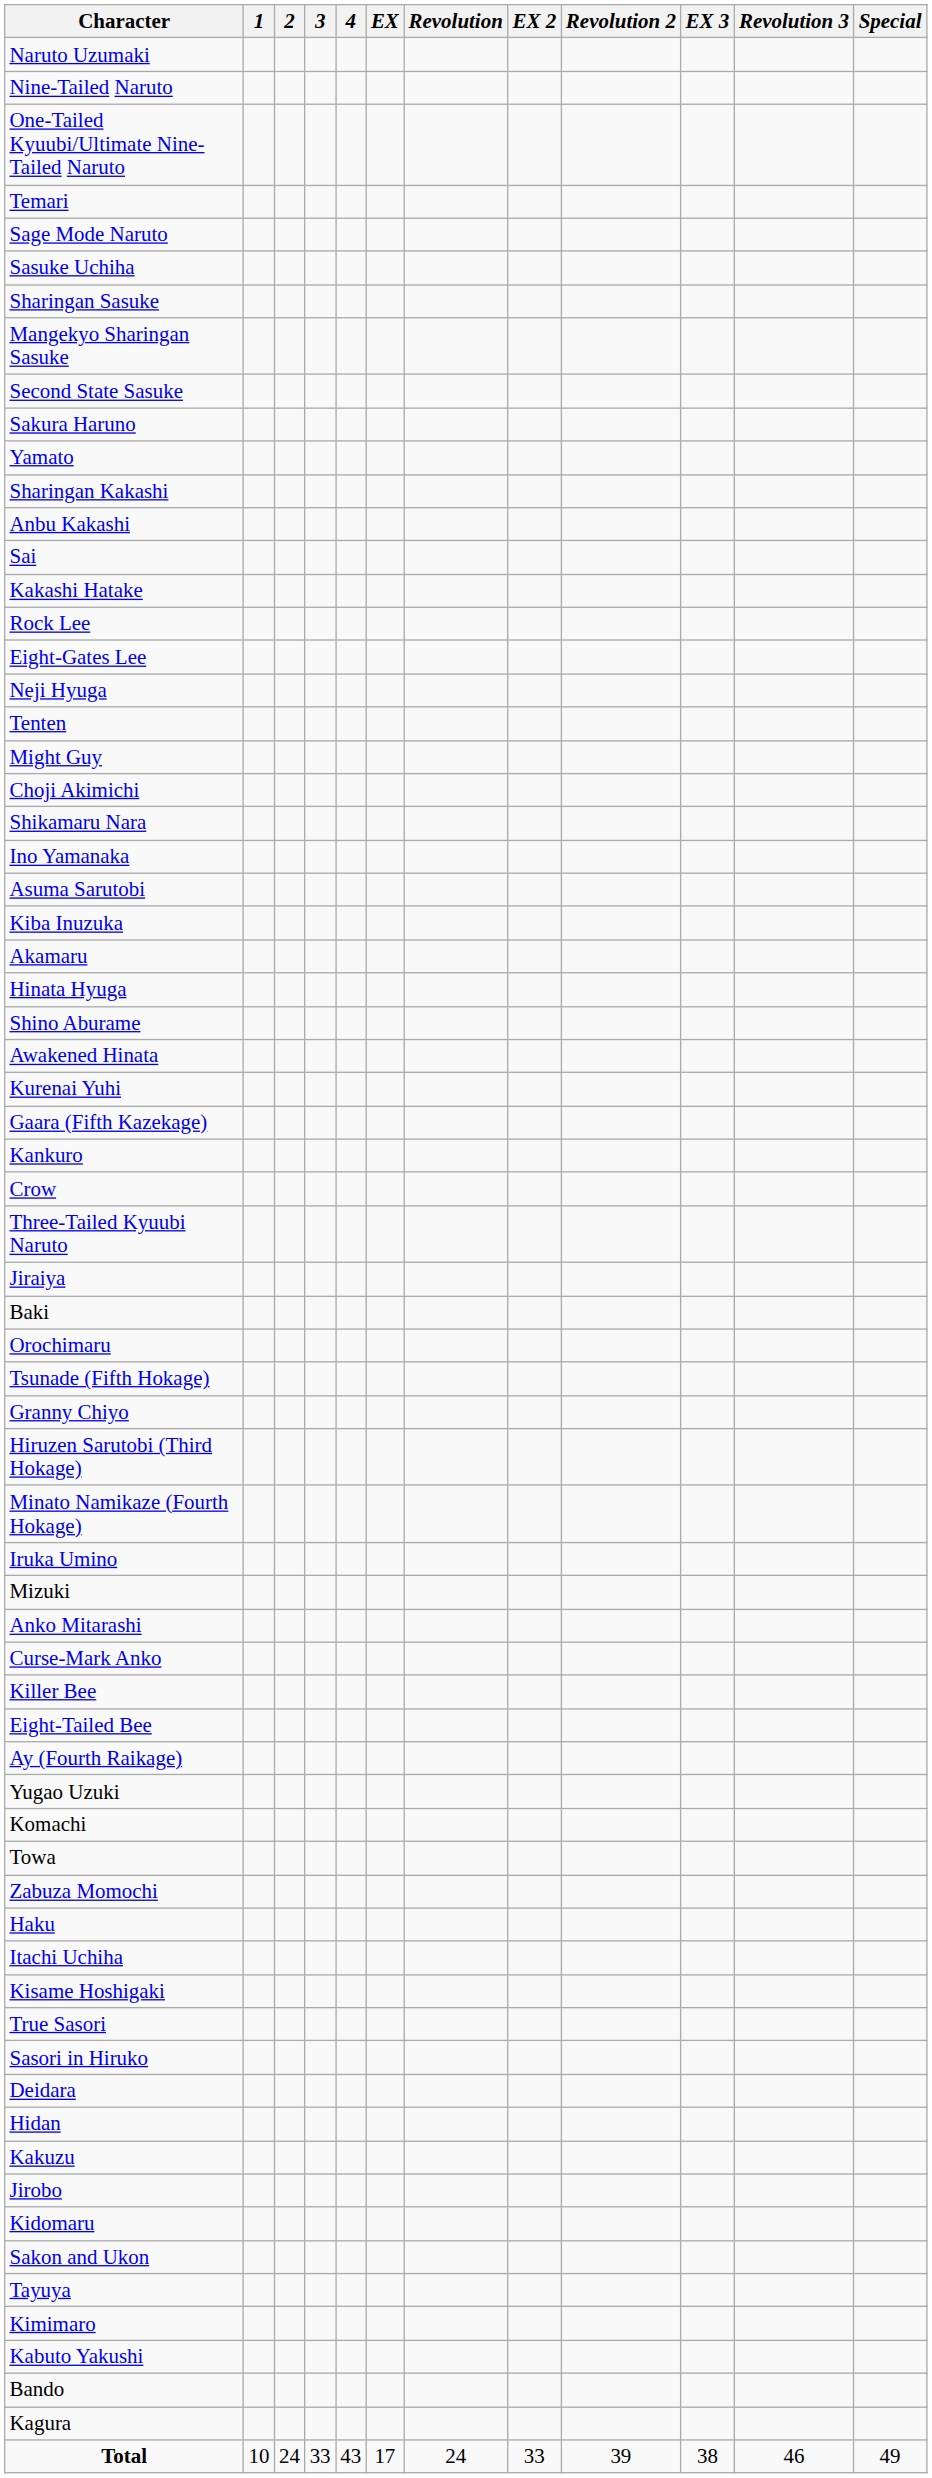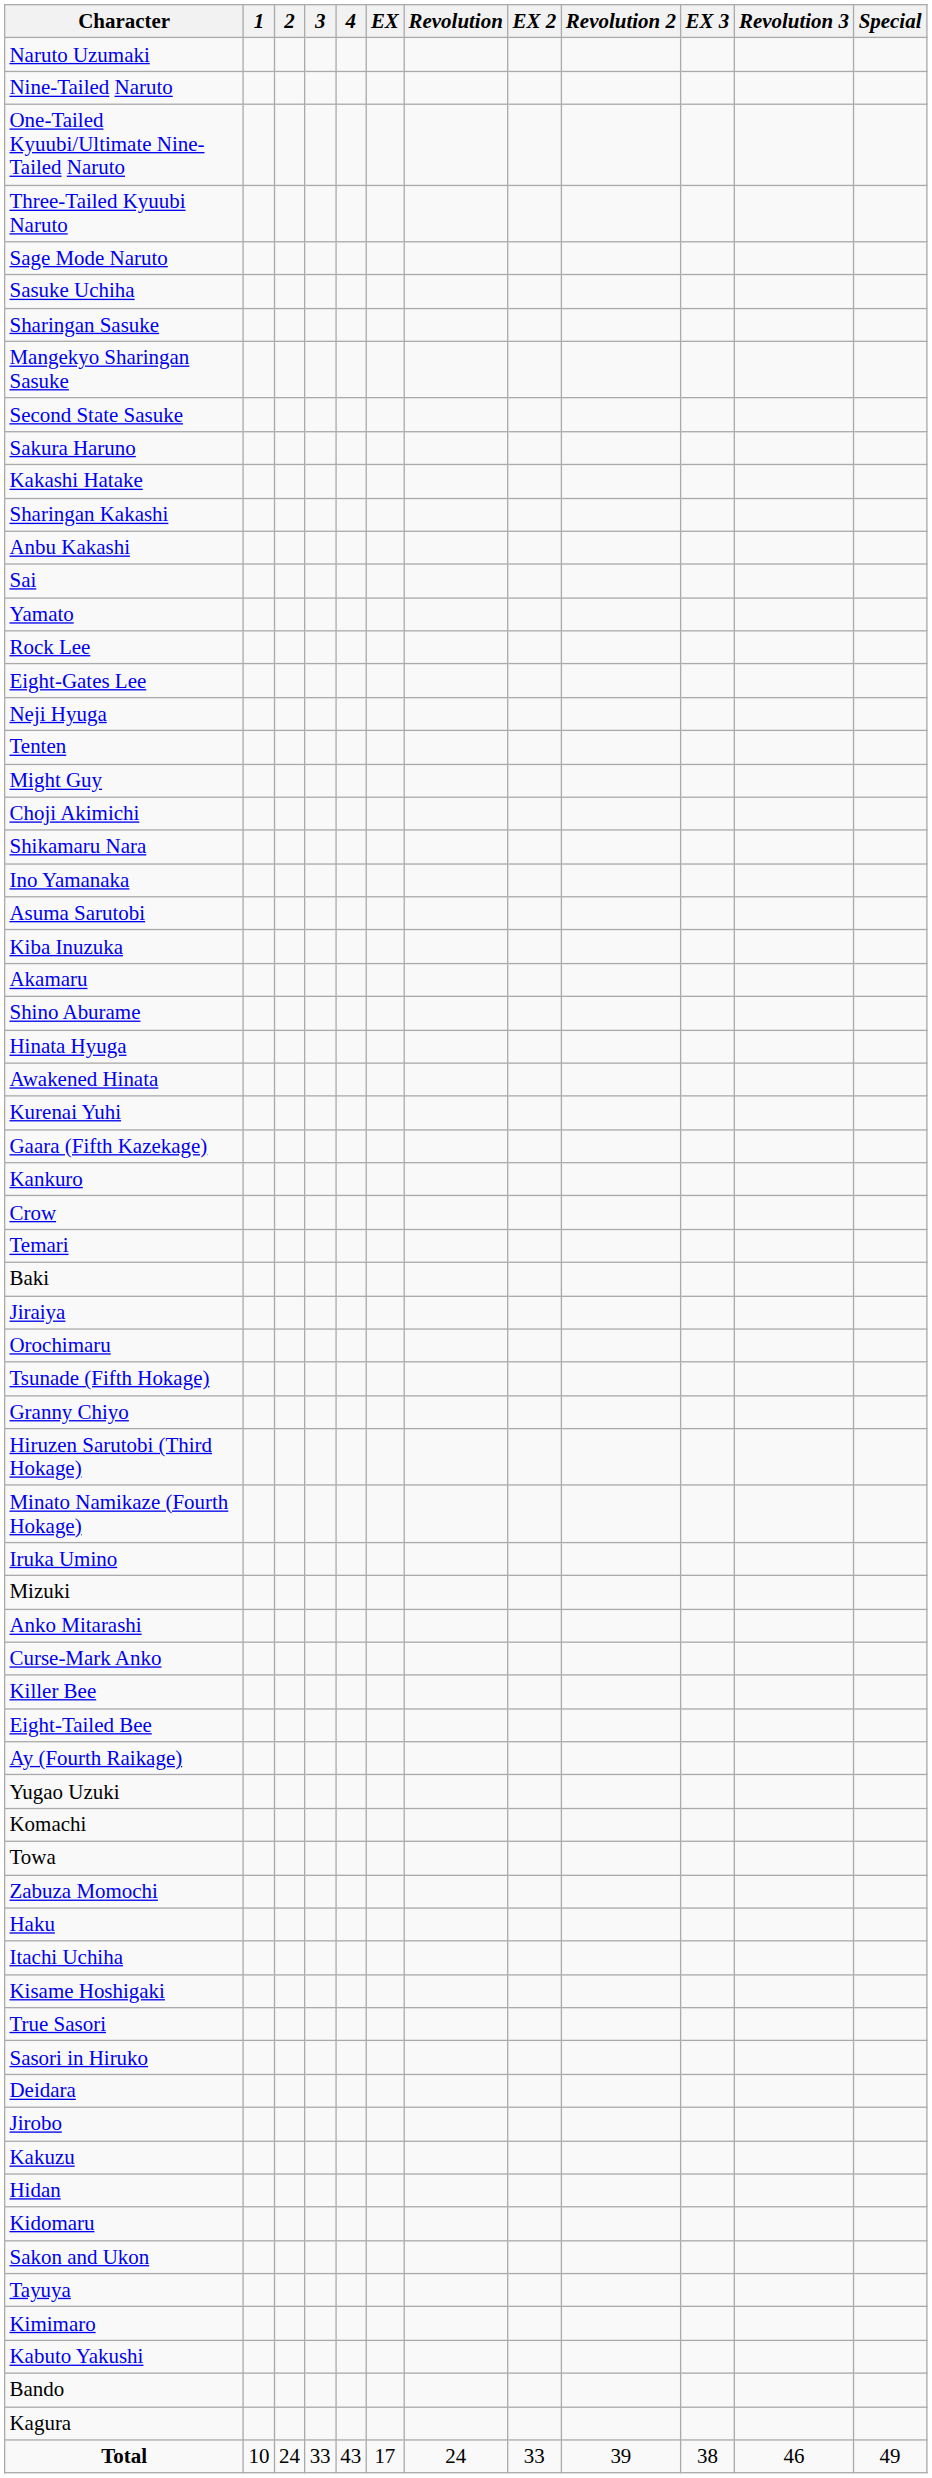rows swapped: (98, 1233) <-> (39, 201)
rows swapped: (76, 590) <-> (42, 457)
rows swapped: (75, 1022) <-> (68, 989)
rows swapped: (29, 1312) <-> (37, 1278)
rows swapped: (35, 2123) <-> (36, 2190)
